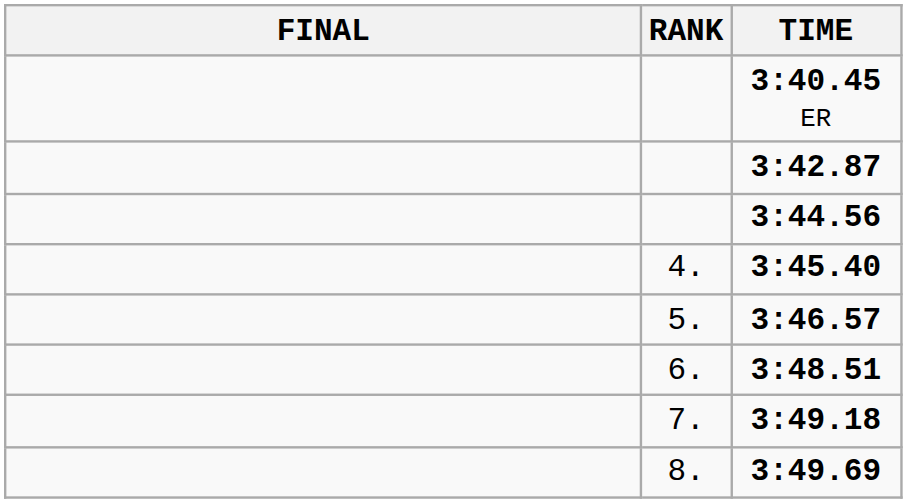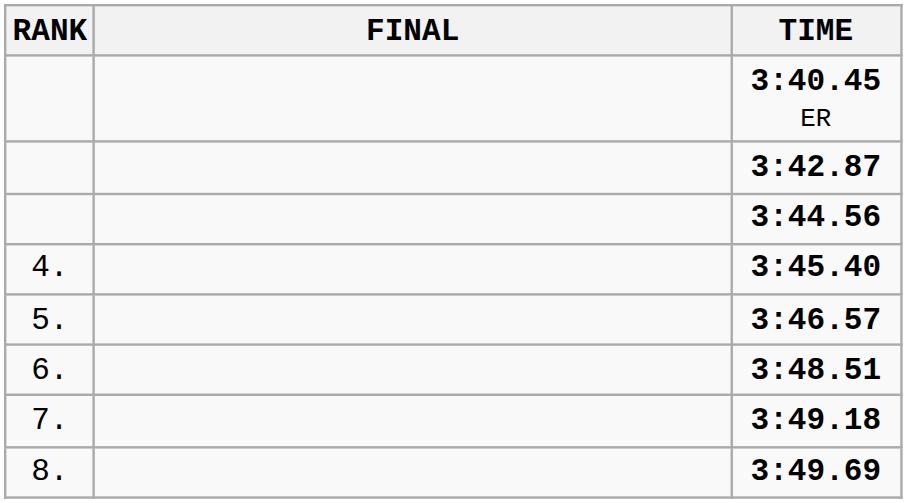columns swapped: (686, 31) <-> (323, 31)
